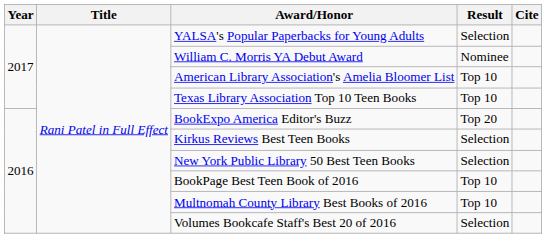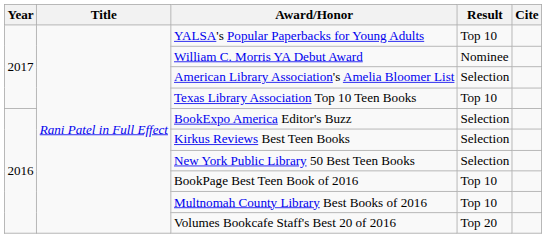(485, 35) Selection -> (479, 35) Top 10
(479, 77) Top 10 -> (485, 77) Selection
(479, 118) Top 20 -> (485, 118) Selection
(485, 222) Selection -> (479, 222) Top 20
